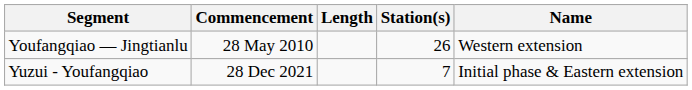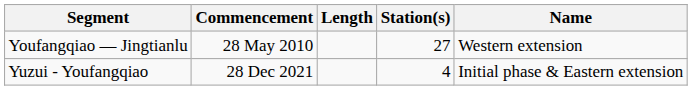(442, 44) 26 -> (442, 44) 27
(446, 71) 7 -> (446, 71) 4
